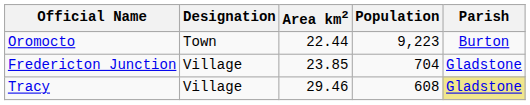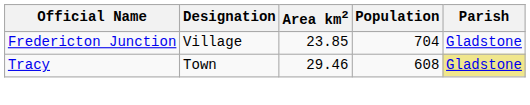- row: (42, 42)
(213, 88) Village -> (200, 65) Town
